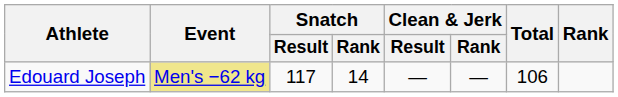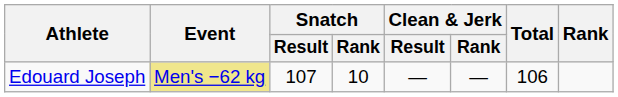(301, 77) 117 -> (301, 77) 107
(358, 77) 14 -> (358, 77) 10
